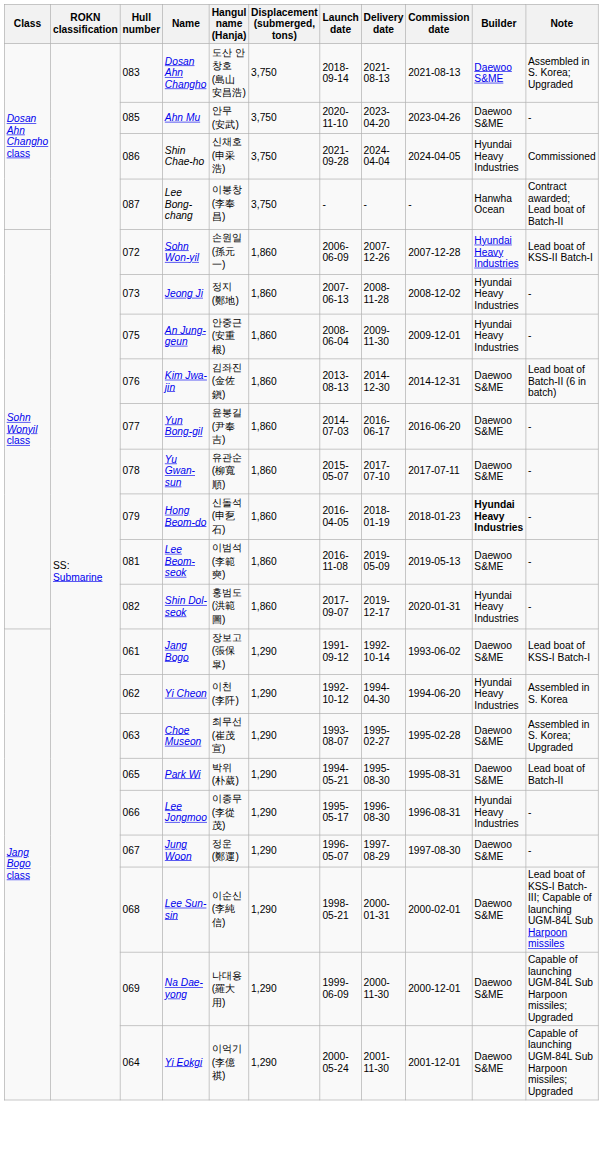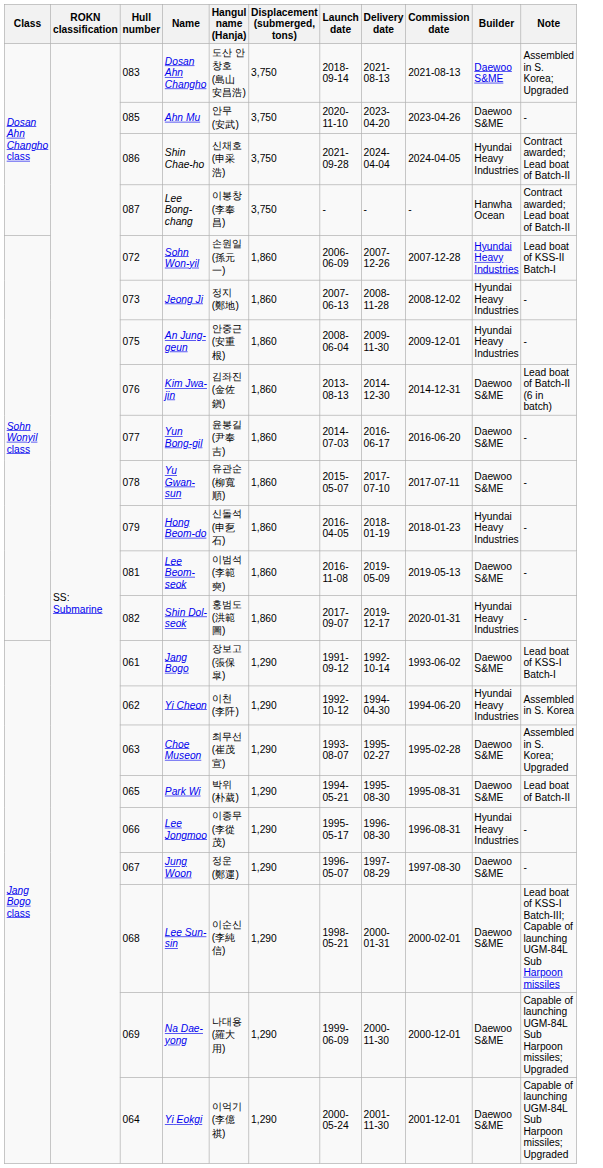(562, 156) Commissioned -> (547, 159) Contract awarded; Lead boat of Batch-II
(499, 516) bold -> (496, 528) normal
